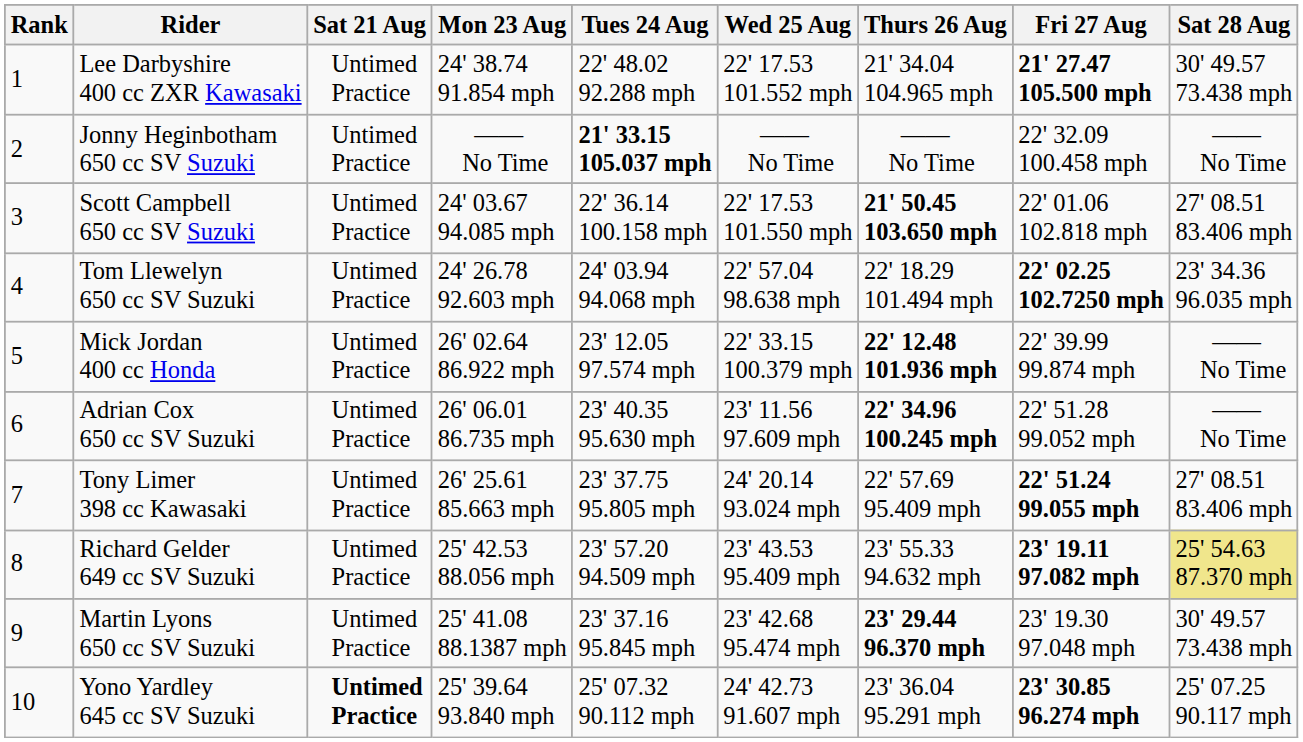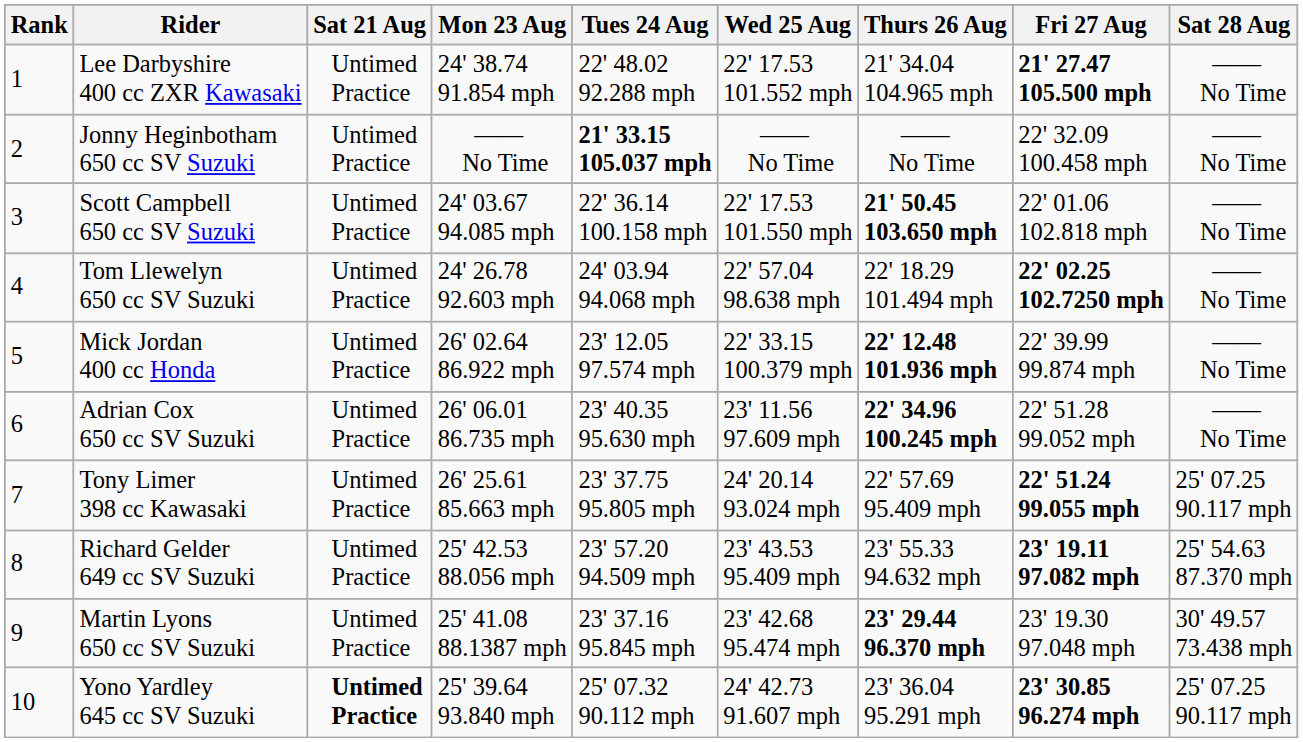(1234, 79) 30' 49.57 73.438 mph -> (1231, 79) —— No Time
(1234, 217) 27' 08.51 83.406 mph -> (1231, 217) —— No Time
(1234, 286) 23' 34.36 96.035 mph -> (1231, 286) —— No Time
(1234, 494) 27' 08.51 83.406 mph -> (1233, 494) 25' 07.25 90.117 mph
(1234, 563) khaki background -> (1234, 563) no background
